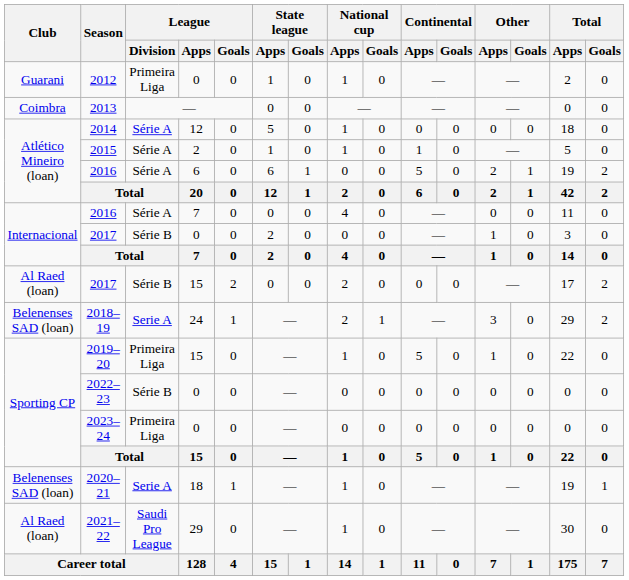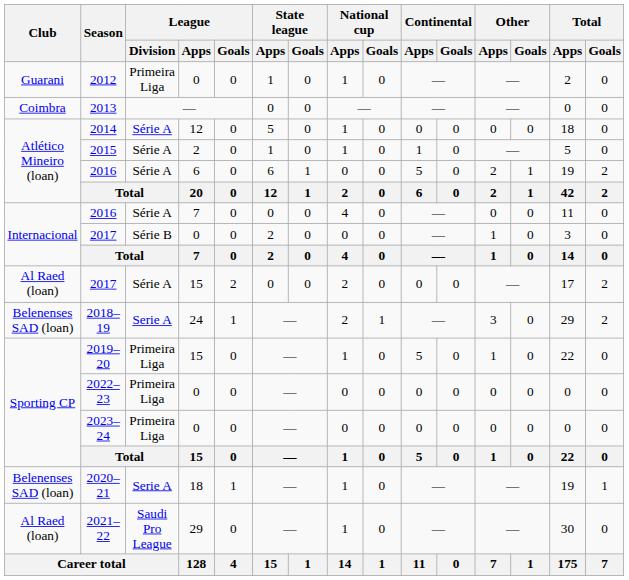(152, 284) Série B -> (152, 284) Série A
(152, 392) Série B -> (152, 392) Primeira Liga
